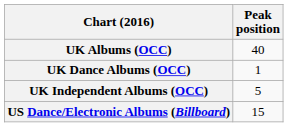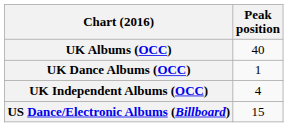(258, 91) 5 -> (258, 91) 4
